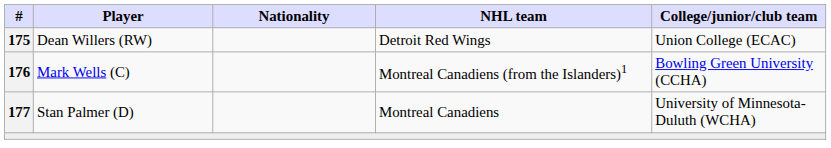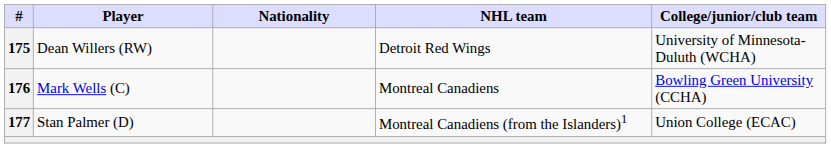(725, 39) Union College (ECAC) -> (730, 48) University of Minnesota-Duluth (WCHA)
(503, 71) Montreal Canadiens (from the Islanders)1 -> (439, 88) Montreal Canadiens
(439, 112) Montreal Canadiens -> (503, 122) Montreal Canadiens (from the Islanders)1
(730, 112) University of Minnesota-Duluth (WCHA) -> (725, 122) Union College (ECAC)
